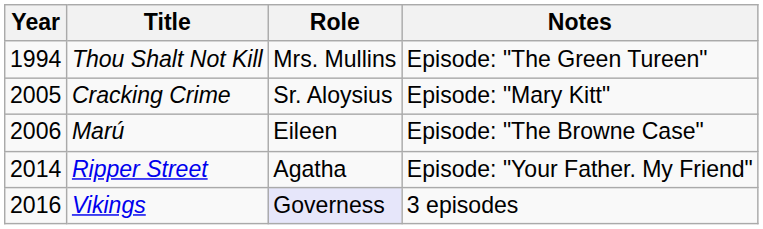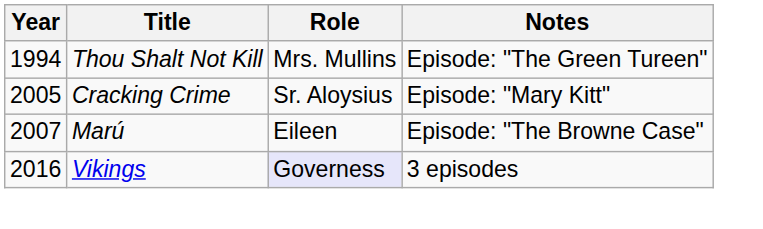(36, 132) 2006 -> (36, 132) 2007
- row: (140, 168)
